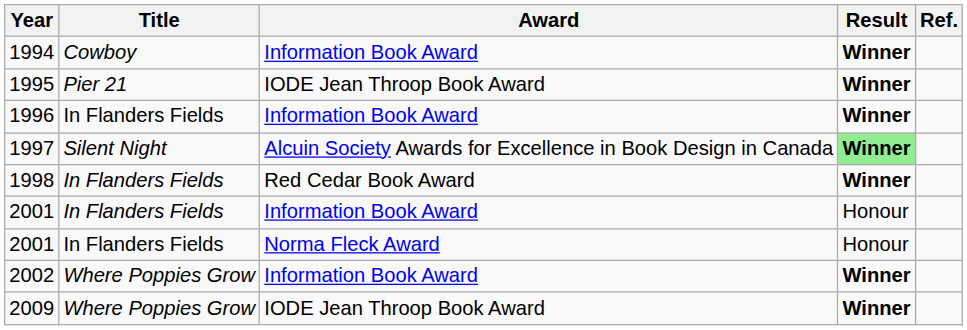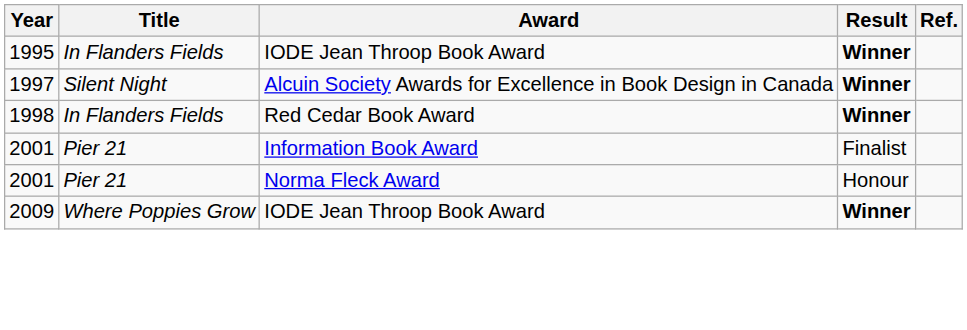- row: (32, 52)
(95, 84) Pier 21 -> (144, 52) In Flanders Fields
- row: (32, 116)
(877, 148) lightgreen background -> (877, 84) no background
(144, 212) In Flanders Fields -> (95, 148) Pier 21
(876, 212) Honour -> (874, 148) Finalist
(144, 244) In Flanders Fields -> (95, 180) Pier 21
- row: (32, 276)
